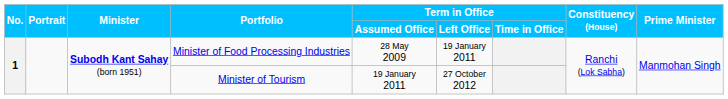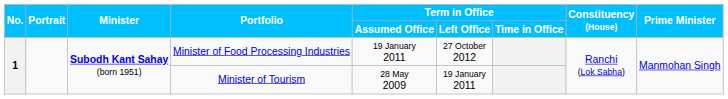(394, 52) 28 May 2009 -> (394, 52) 19 January 2011
(464, 52) 19 January 2011 -> (464, 52) 27 October 2012
(394, 80) 19 January 2011 -> (394, 80) 28 May 2009
(464, 80) 27 October 2012 -> (464, 80) 19 January 2011
